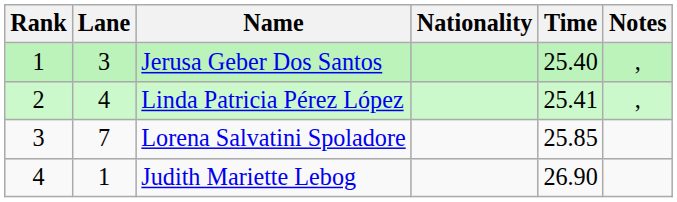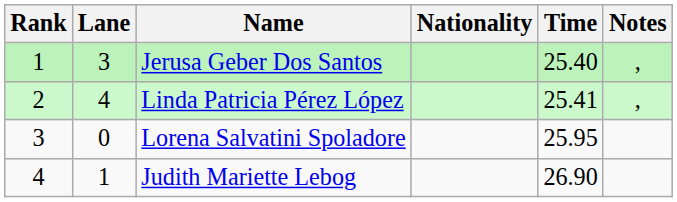(104, 138) 7 -> (104, 138) 0
(571, 138) 25.85 -> (571, 138) 25.95
